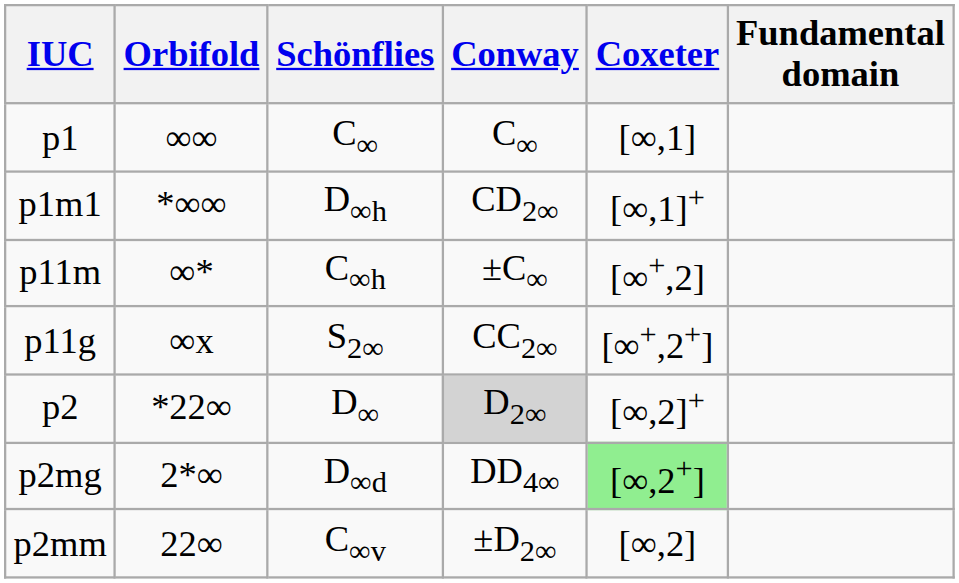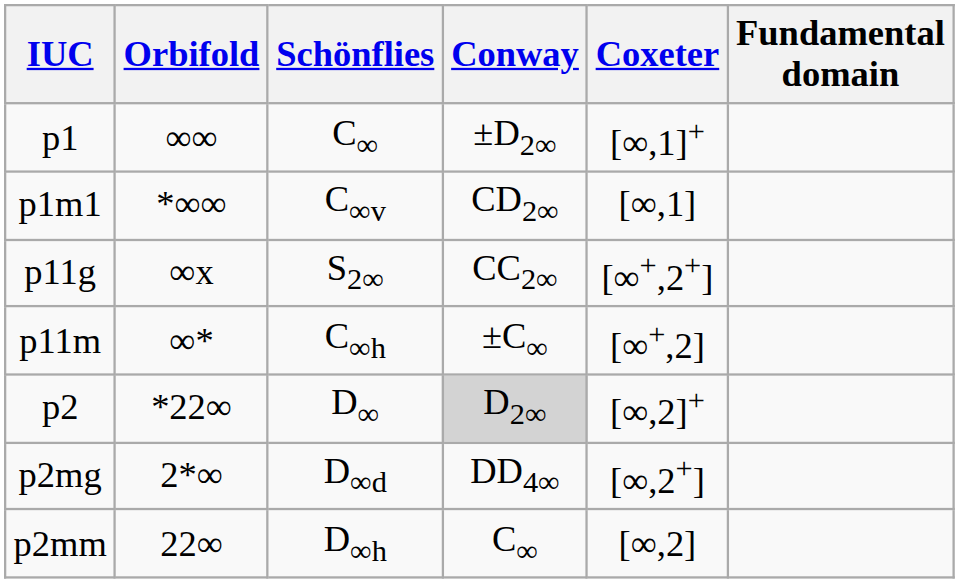(515, 137) C∞ -> (515, 137) ±D2∞
(657, 137) [∞,1] -> (657, 137) [∞,1]+
(355, 204) D∞h -> (355, 204) C∞v
(657, 204) [∞,1]+ -> (657, 204) [∞,1]
rows swapped: (60, 340) <-> (60, 272)
(657, 475) lightgreen background -> (657, 475) no background
(355, 543) C∞v -> (355, 543) D∞h
(515, 543) ±D2∞ -> (515, 543) C∞
